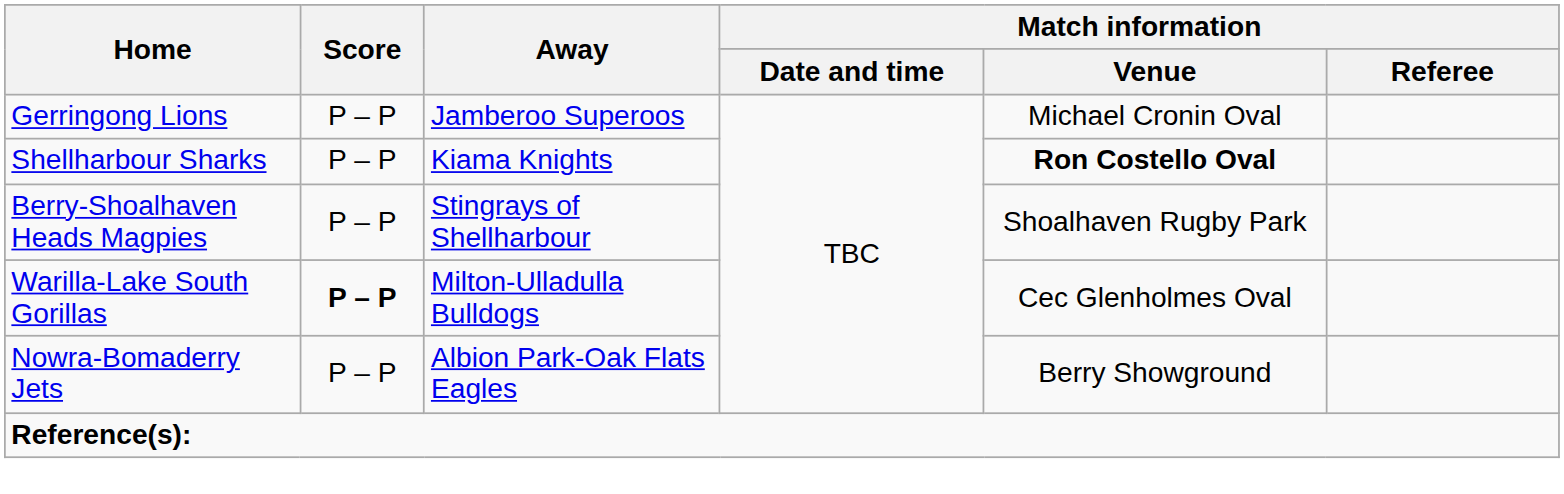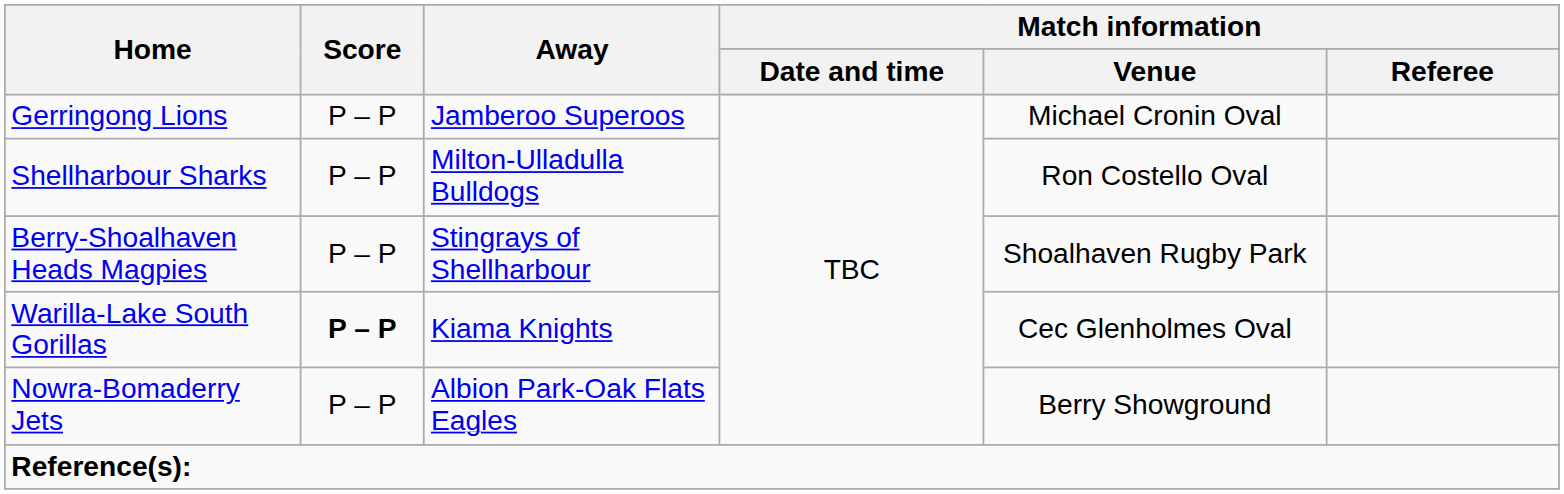(522, 160) Kiama Knights -> (527, 176) Milton-Ulladulla Bulldogs
(1155, 160) bold -> (1155, 176) normal
(527, 297) Milton-Ulladulla Bulldogs -> (522, 329) Kiama Knights
